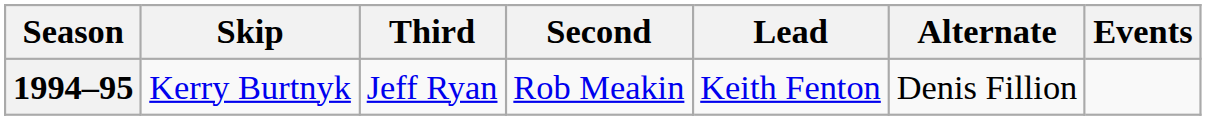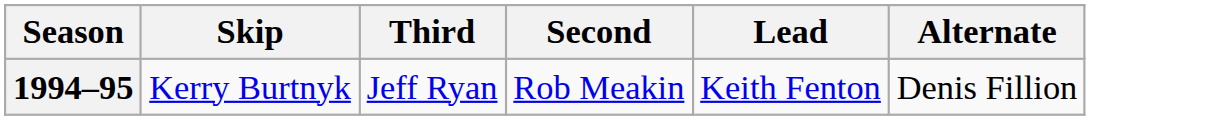- column: (1143, 31)
